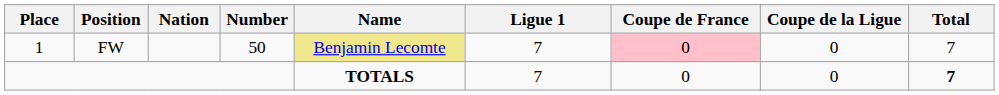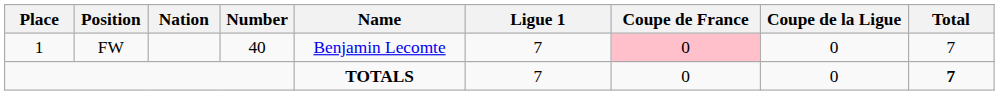(257, 47) 50 -> (257, 47) 40
(380, 47) khaki background -> (380, 47) no background
